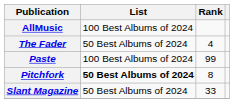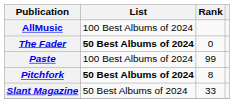(135, 43) normal -> (138, 43) bold
(211, 43) 4 -> (211, 43) 0
